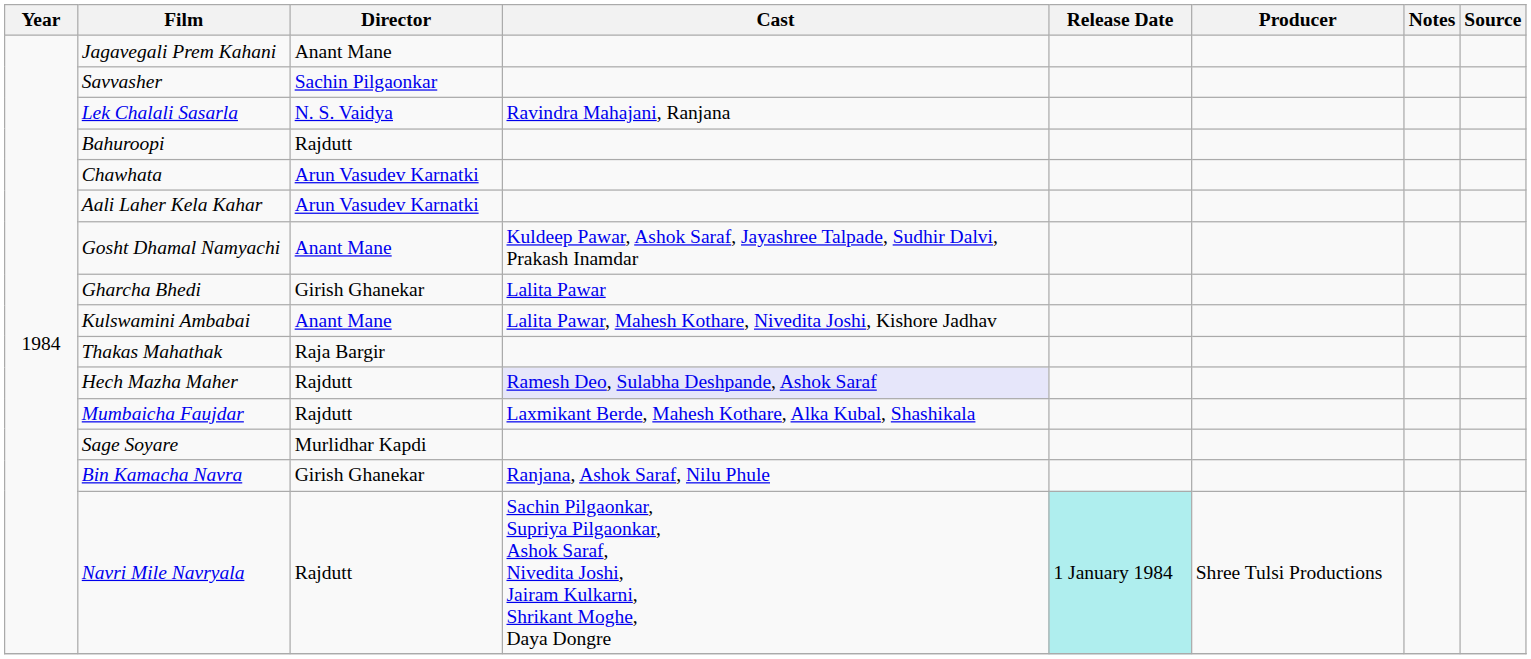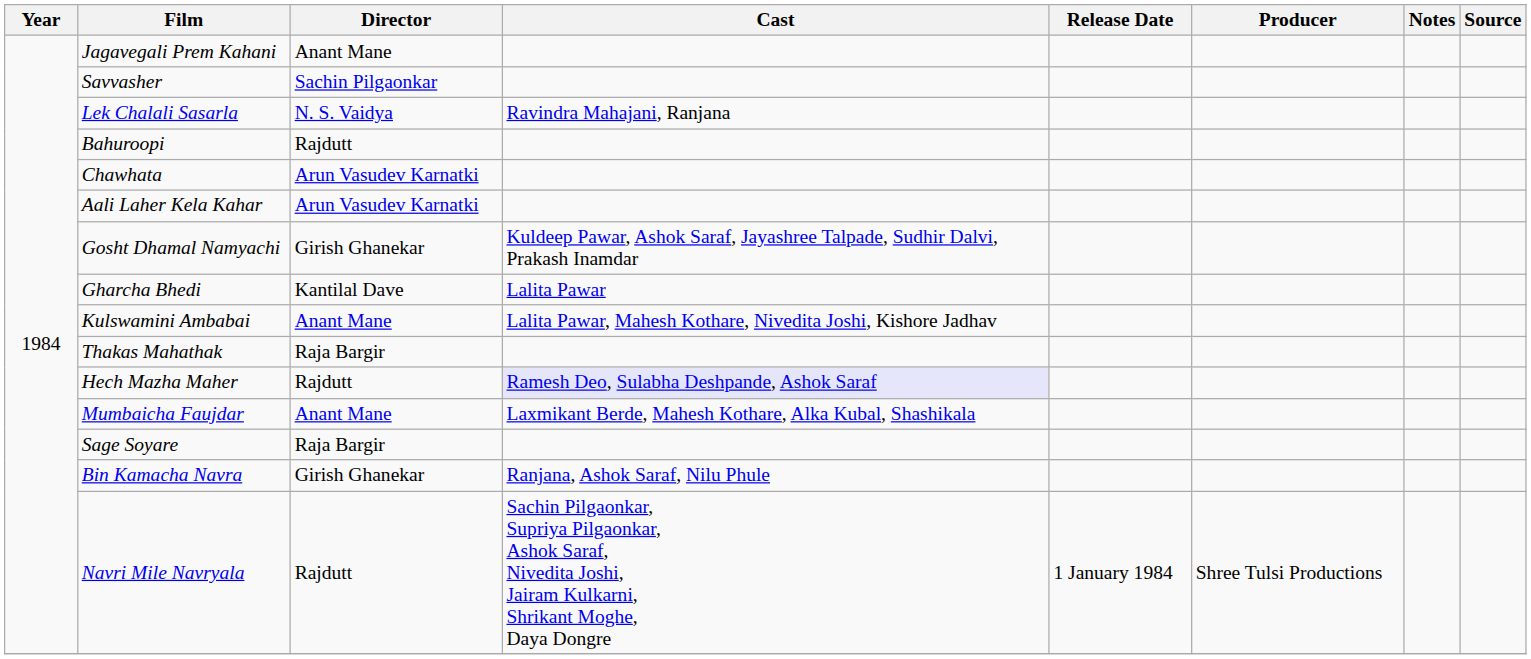(343, 247) Anant Mane -> (359, 247) Girish Ghanekar
(359, 289) Girish Ghanekar -> (349, 289) Kantilal Dave
(323, 413) Rajdutt -> (343, 413) Anant Mane
(361, 444) Murlidhar Kapdi -> (340, 444) Raja Bargir
(1113, 572) paleturquoise background -> (1113, 572) no background
